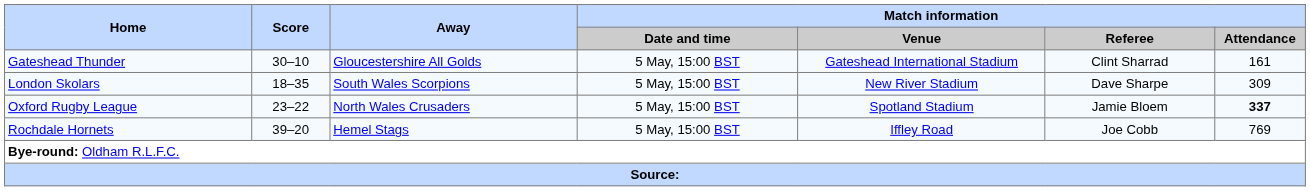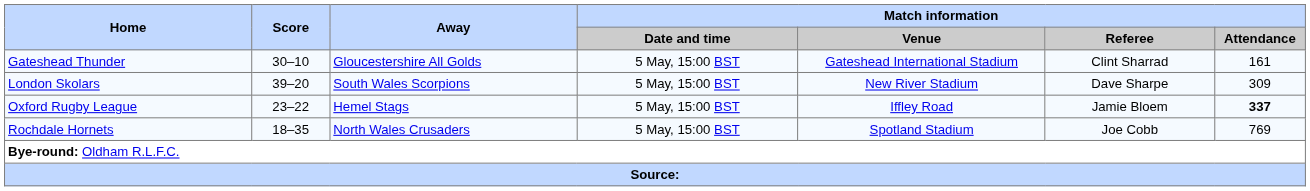(291, 84) 18–35 -> (291, 84) 39–20
(402, 106) North Wales Crusaders -> (371, 106) Hemel Stags
(922, 106) Spotland Stadium -> (922, 106) Iffley Road
(291, 129) 39–20 -> (291, 129) 18–35
(371, 129) Hemel Stags -> (402, 129) North Wales Crusaders
(922, 129) Iffley Road -> (922, 129) Spotland Stadium
